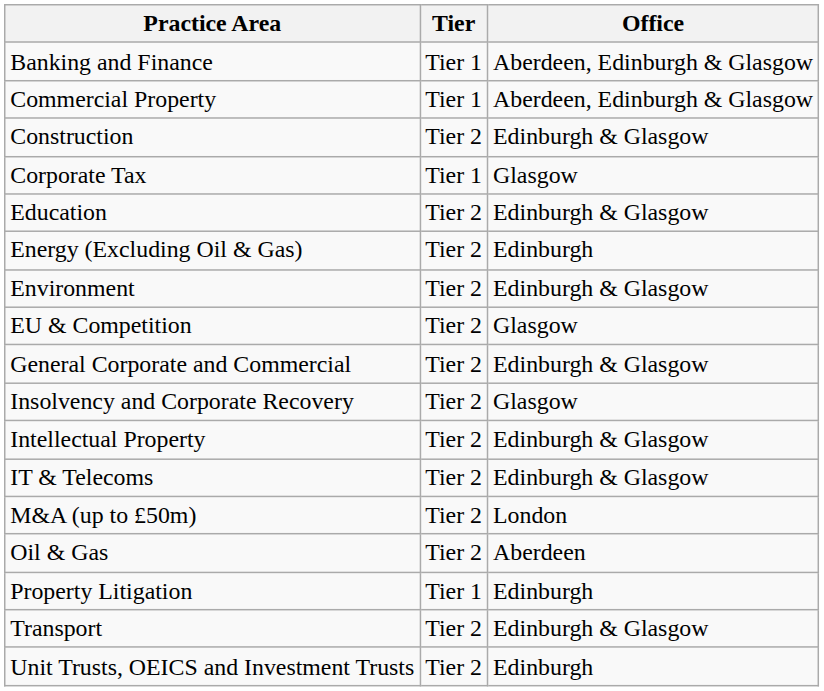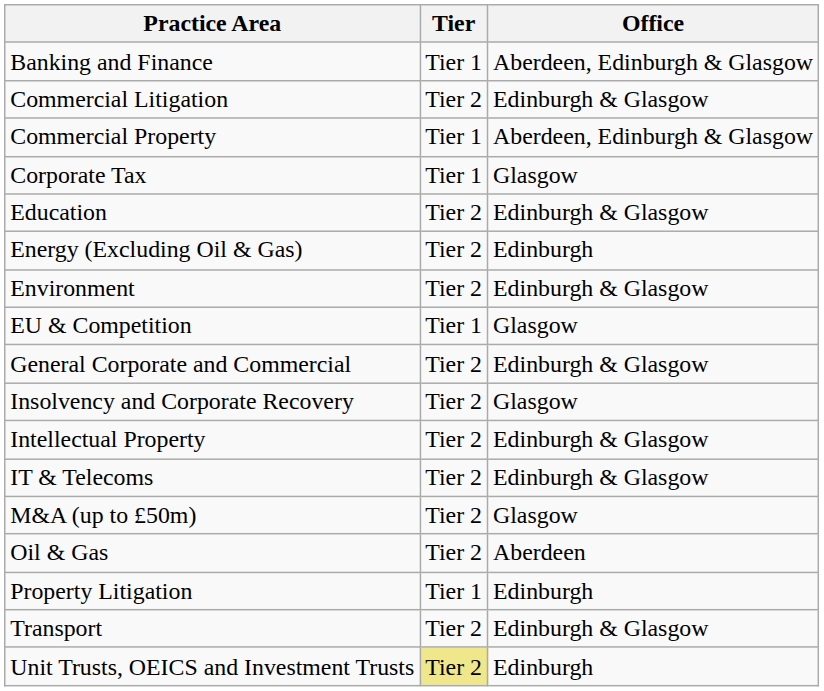+ row: (119, 99)
- row: (72, 136)
(454, 325) Tier 2 -> (454, 325) Tier 1
(530, 514) London -> (535, 514) Glasgow
(454, 666) no background -> (454, 666) khaki background
